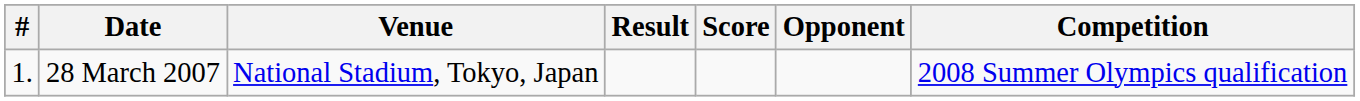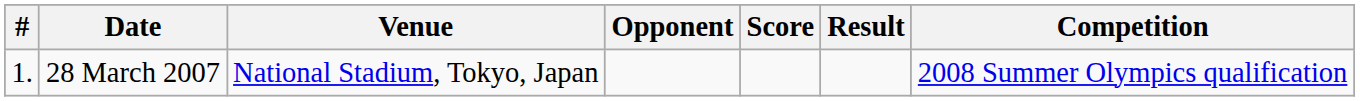columns swapped: (844, 27) <-> (650, 27)
